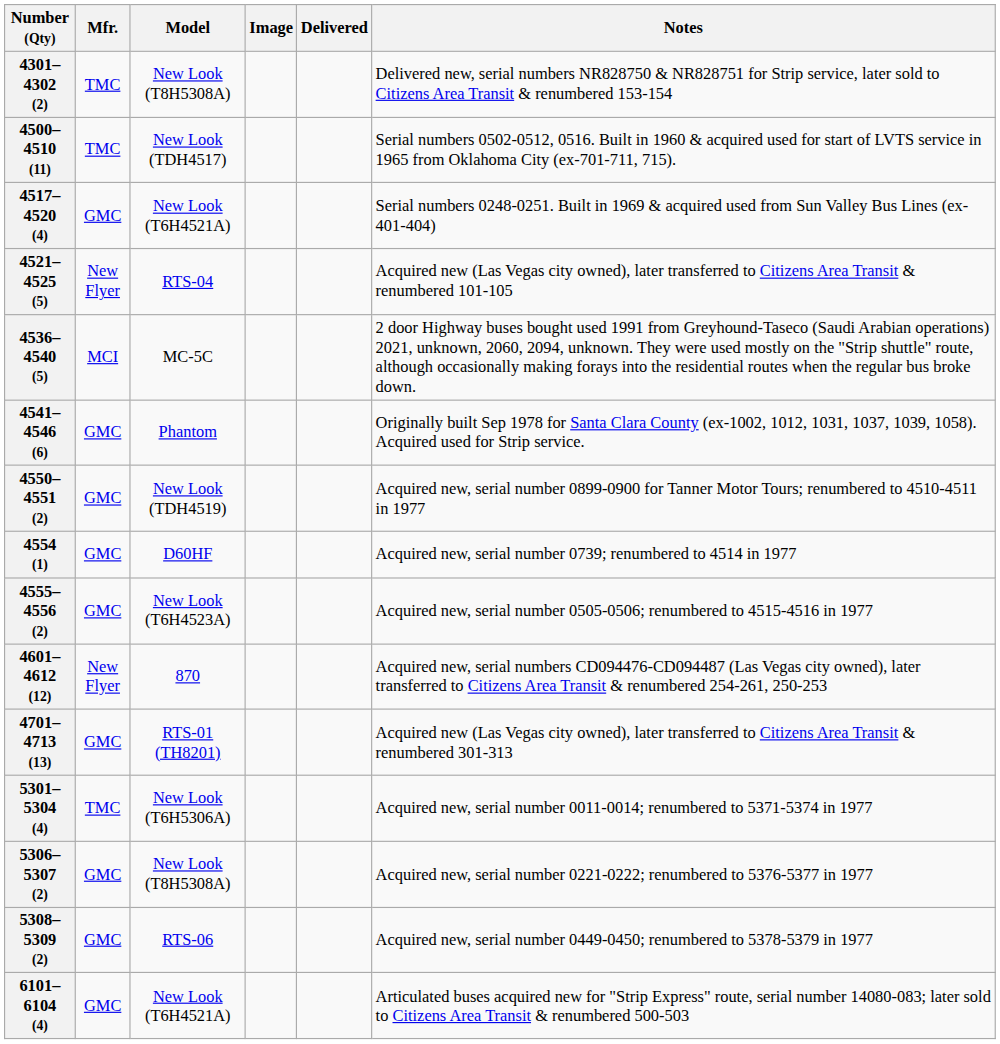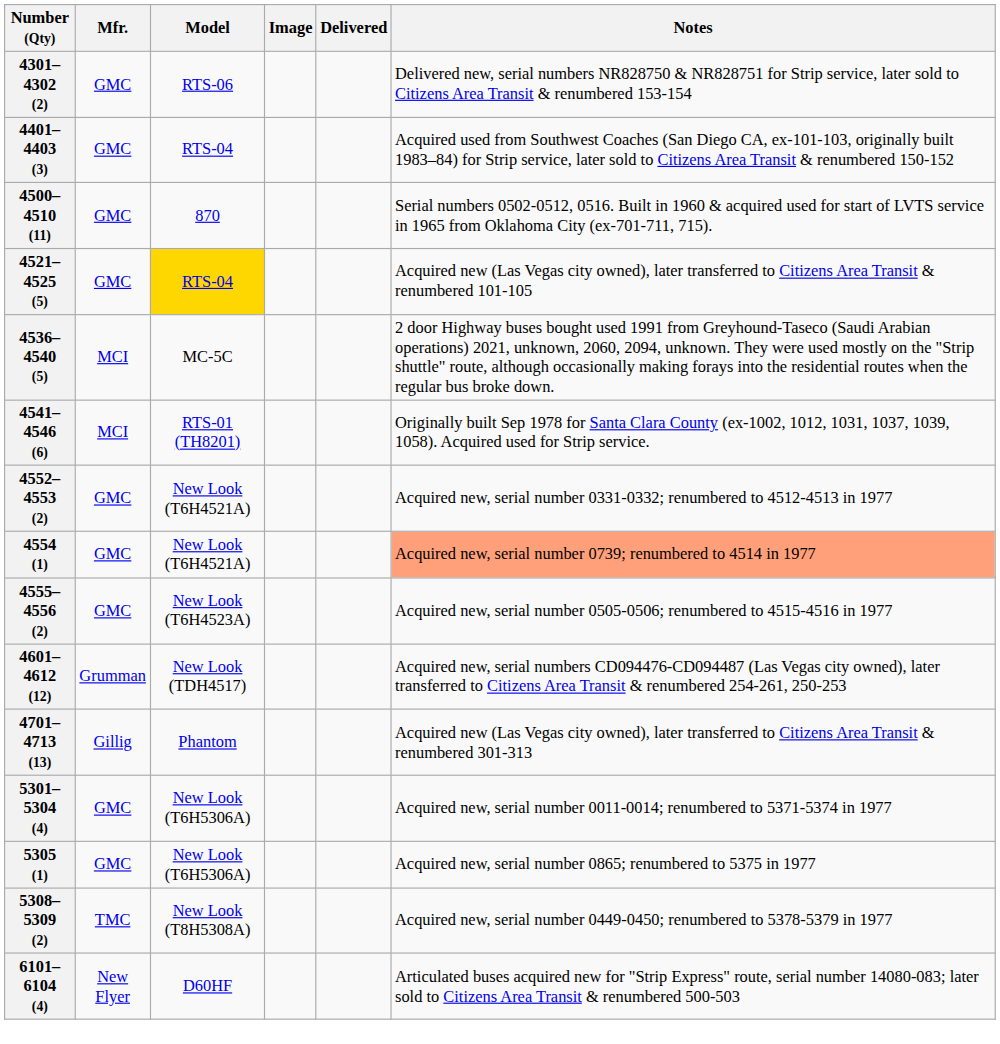(103, 84) TMC -> (113, 84) GMC
(188, 84) New Look (T8H5308A) -> (208, 84) RTS-06
+ row: (40, 150)
(103, 150) TMC -> (113, 215) GMC
(188, 150) New Look (TDH4517) -> (208, 215) 870
- row: (40, 215)
(103, 281) New Flyer -> (113, 281) GMC
(188, 281) no background -> (208, 281) gold background
(103, 432) GMC -> (113, 432) MCI
(188, 432) Phantom -> (208, 432) RTS-01 (TH8201)
- row: (40, 498)
+ row: (40, 498)
(188, 554) D60HF -> (208, 554) New Look (T6H4521A)
(586, 554) no background -> (605, 554) lightsalmon background
(103, 676) New Flyer -> (113, 676) Grumman
(188, 676) 870 -> (208, 676) New Look (TDH4517)
(103, 742) GMC -> (113, 742) Gillig
(188, 742) RTS-01 (TH8201) -> (208, 742) Phantom
(103, 808) TMC -> (113, 808) GMC
+ row: (40, 864)
- row: (40, 874)
(103, 940) GMC -> (113, 920) TMC
(188, 940) RTS-06 -> (208, 920) New Look (T8H5308A)
(103, 1005) GMC -> (113, 986) New Flyer
(188, 1005) New Look (T6H4521A) -> (208, 986) D60HF
